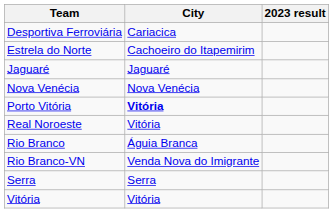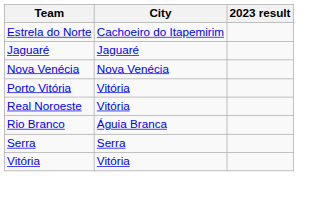- row: (65, 32)
(145, 106) bold -> (113, 87) normal
- row: (46, 161)
